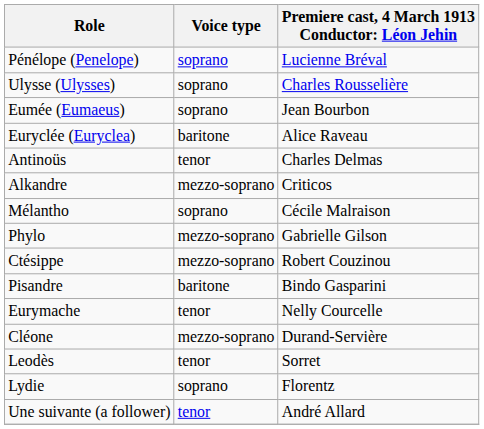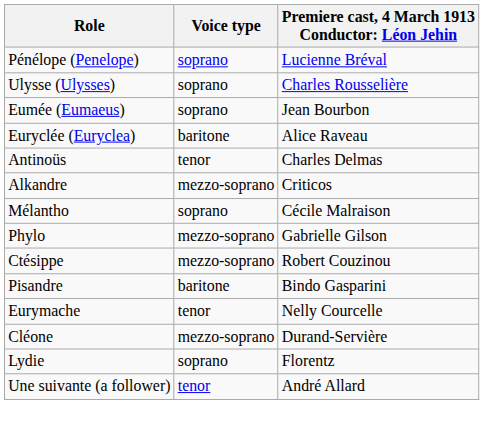- row: (31, 361)
